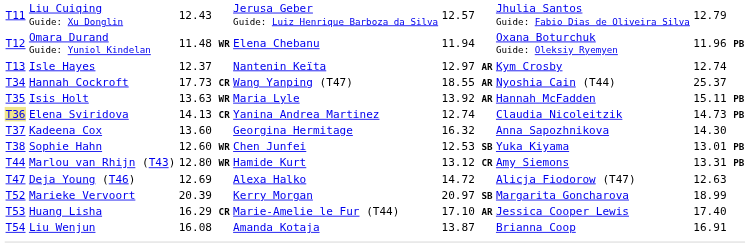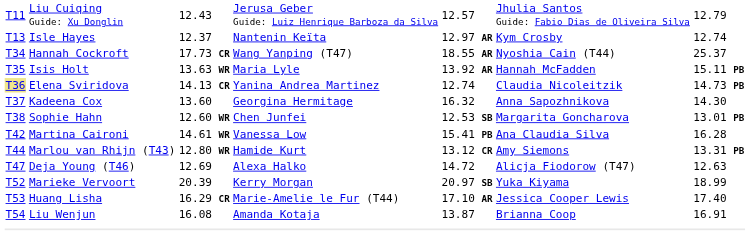- row: (90, 43)
(533, 146) Yuka Kiyama -> (562, 118) Margarita Goncharova
+ row: (79, 134)
(562, 195) Margarita Goncharova -> (533, 182) Yuka Kiyama
